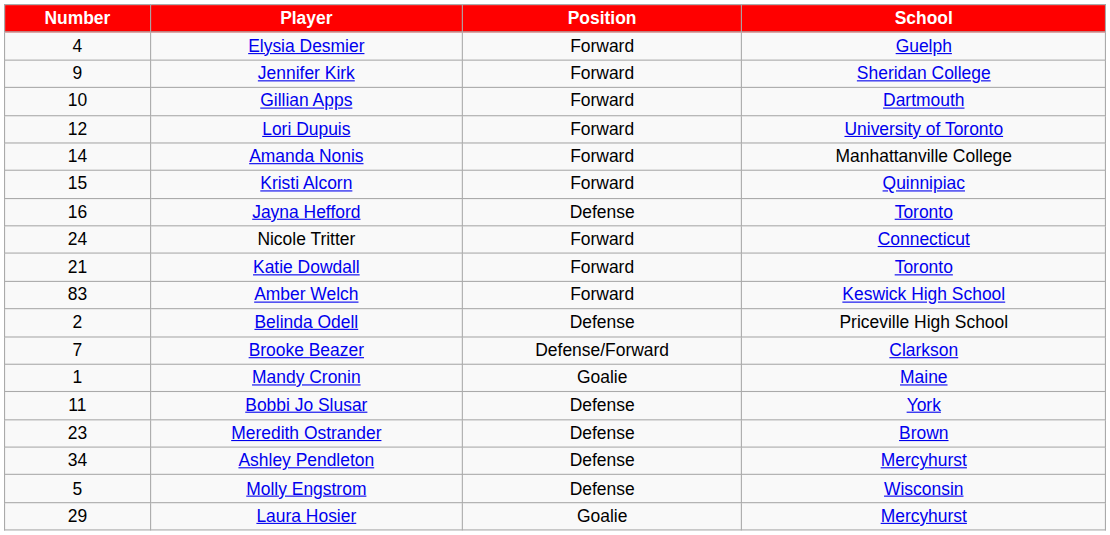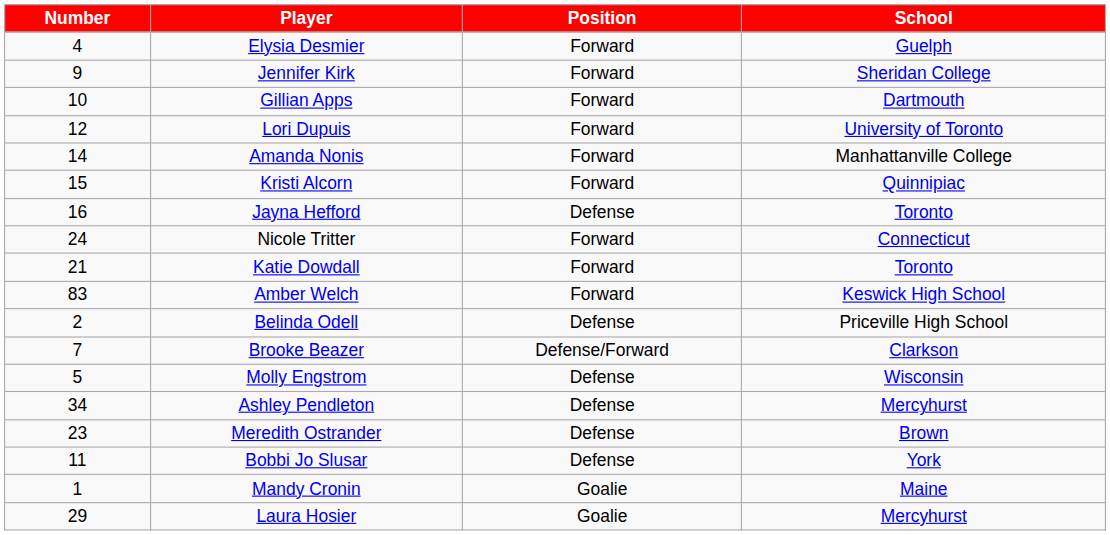rows swapped: (306, 488) <-> (306, 377)
rows swapped: (306, 405) <-> (306, 460)
